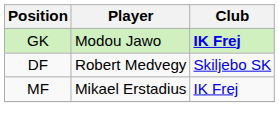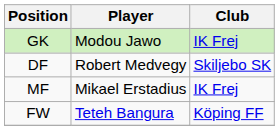(217, 40) bold -> (216, 40) normal
+ row: (38, 113)
